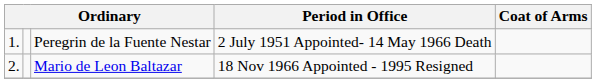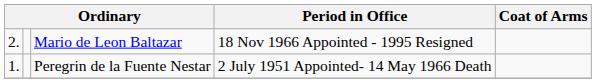rows swapped: (122, 41) <-> (108, 66)
